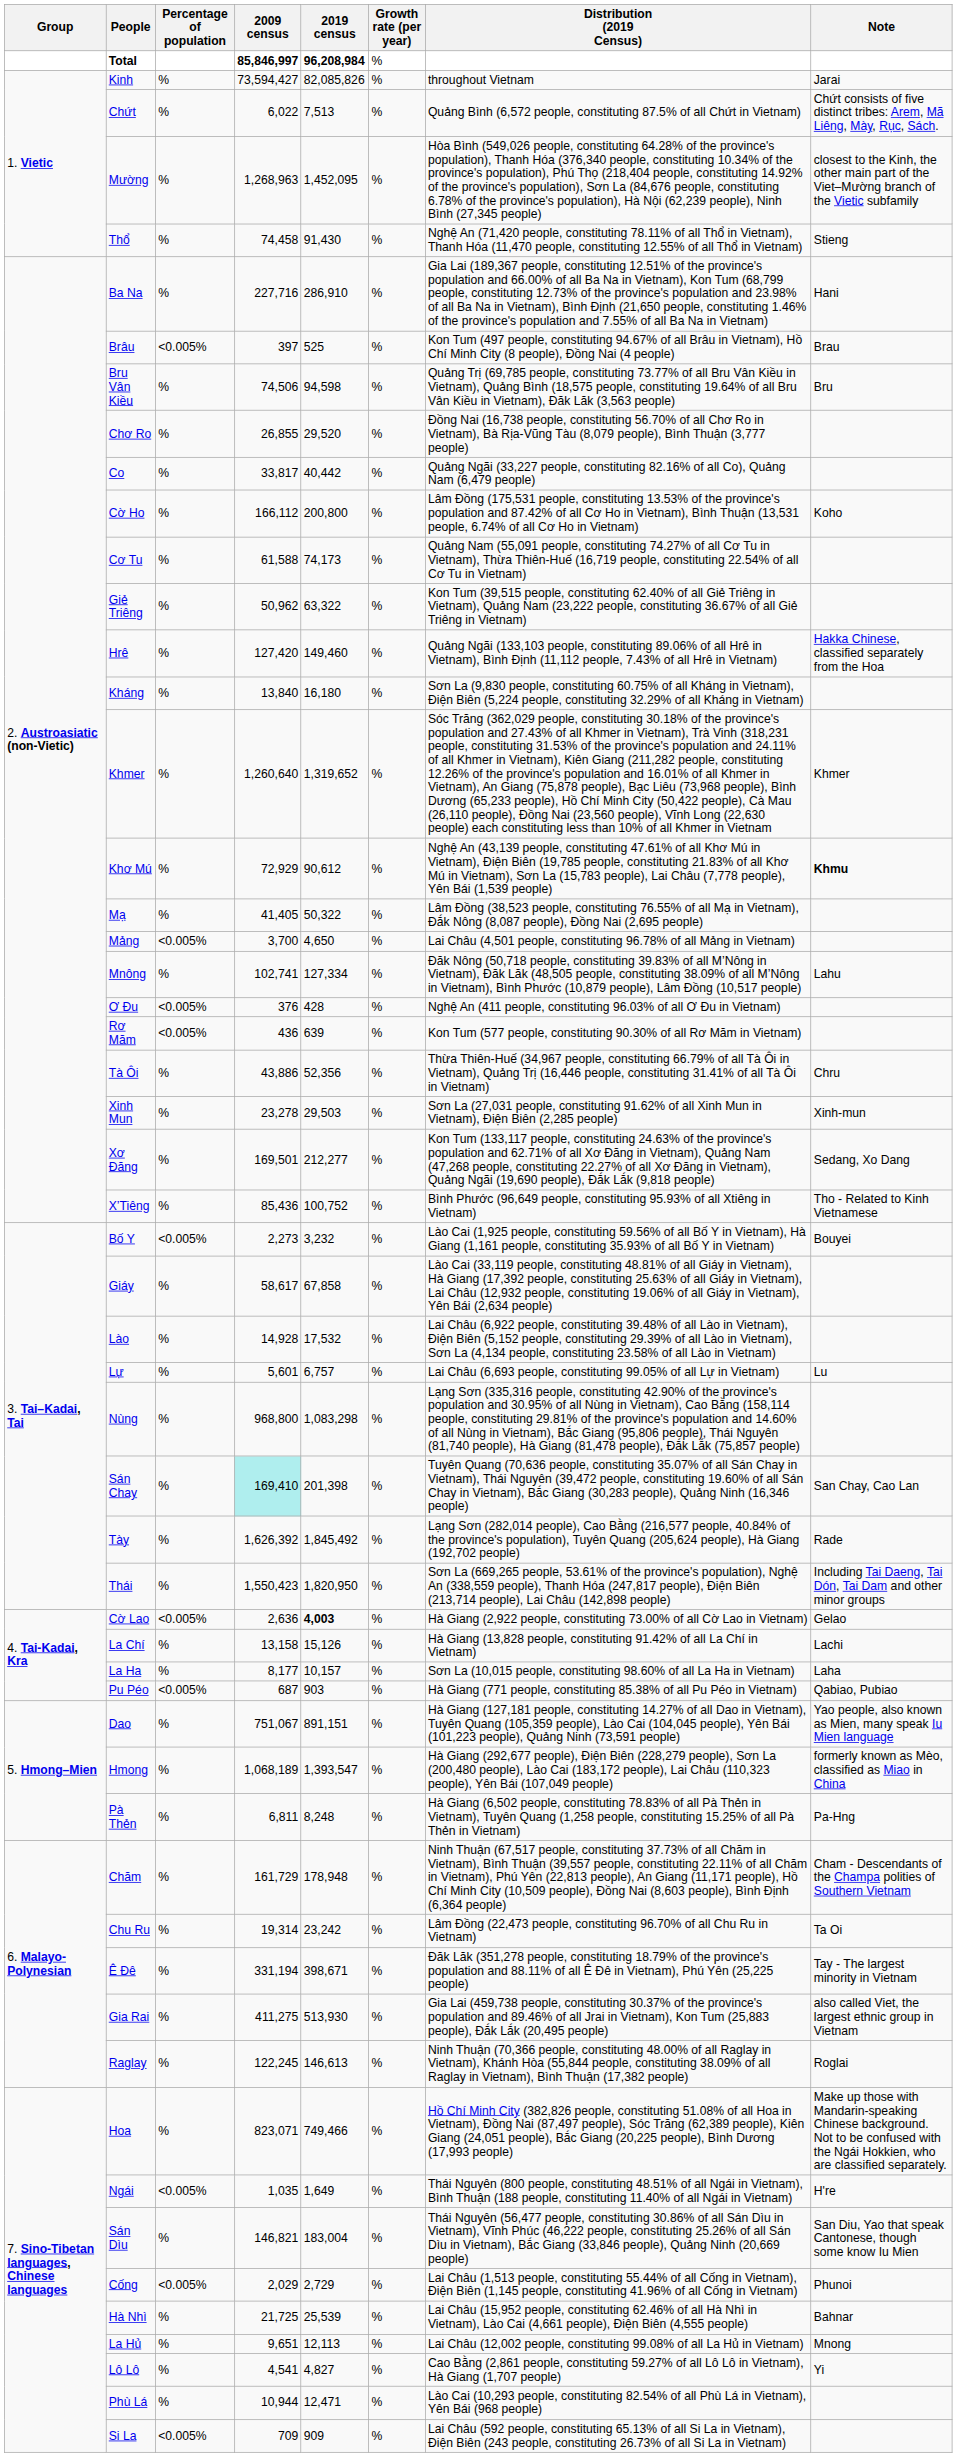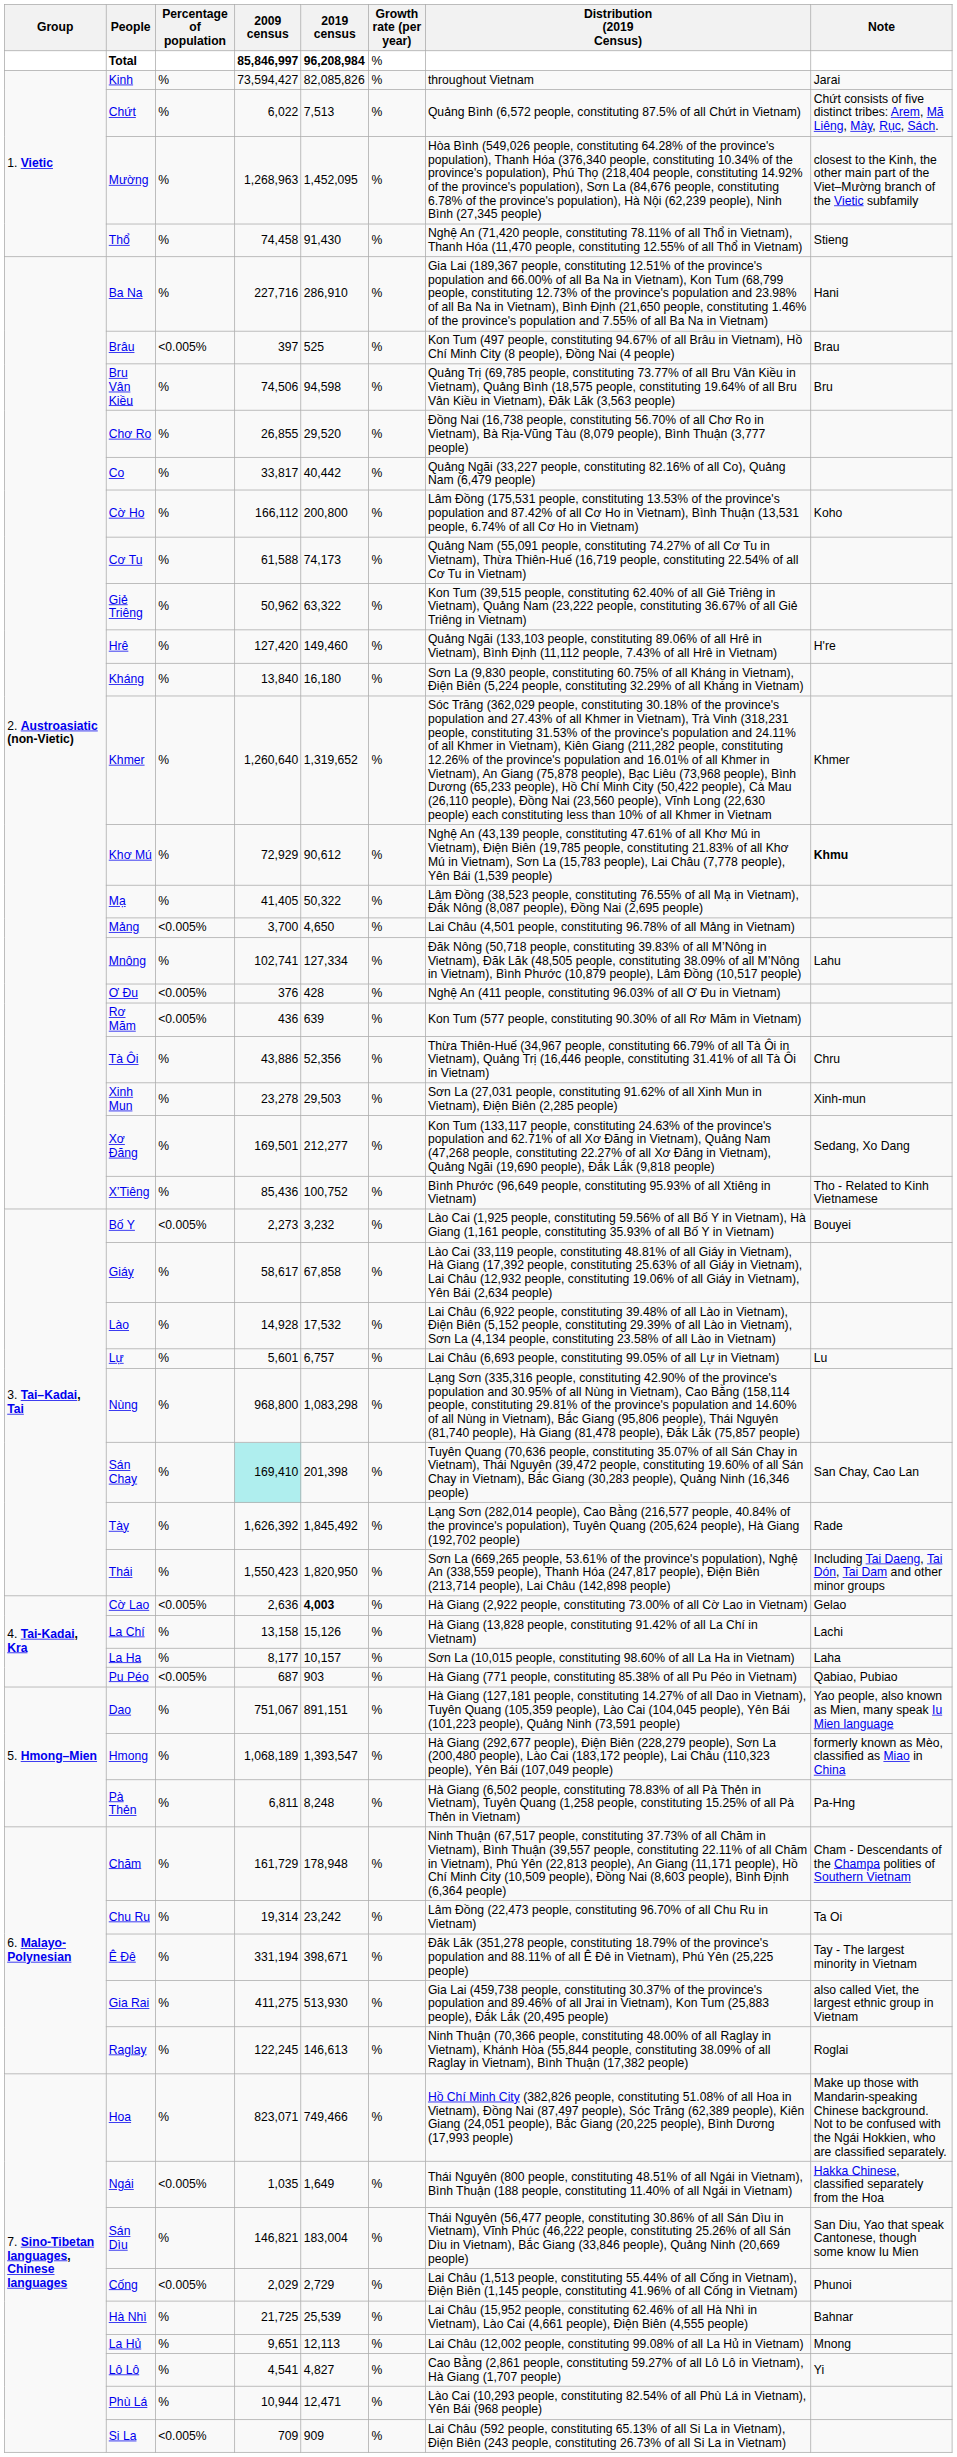(869, 653) Hakka Chinese, classified separately from the Hoa -> (825, 646) H're
(825, 2191) H're -> (869, 2184) Hakka Chinese, classified separately from the Hoa
